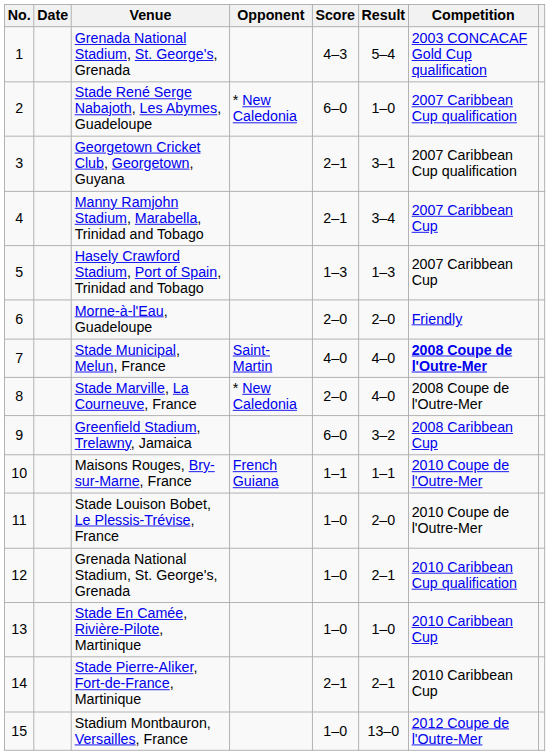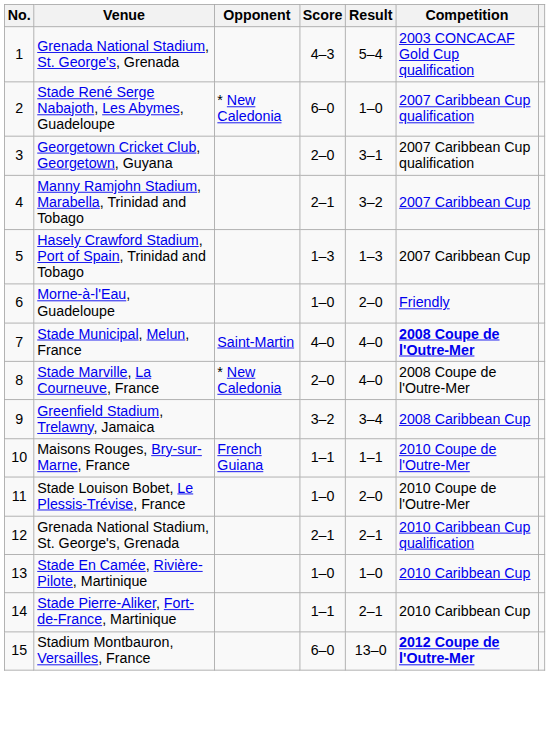- column: (53, 15)
(335, 163) 2–1 -> (323, 155) 2–0
(383, 218) 3–4 -> (371, 202) 3–2
(335, 319) 2–0 -> (323, 303) 1–0
(335, 435) 6–0 -> (323, 419) 3–2
(383, 435) 3–2 -> (371, 419) 3–4
(335, 575) 1–0 -> (323, 535) 2–1
(335, 684) 2–1 -> (323, 612) 1–1
(335, 731) 1–0 -> (323, 650) 6–0
(460, 731) normal -> (449, 650) bold
